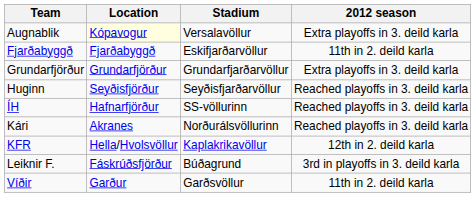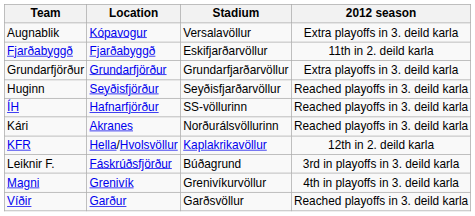(118, 32) lightyellow background -> (118, 32) no background
+ row: (23, 182)
(381, 182) 11th in 2. deild karla -> (381, 201) Reached playoffs in 3. deild karla
